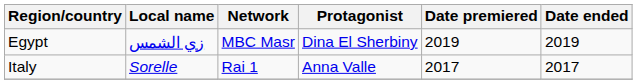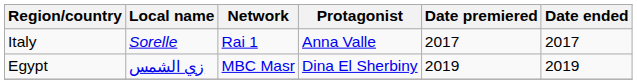rows swapped: (28, 41) <-> (22, 67)
